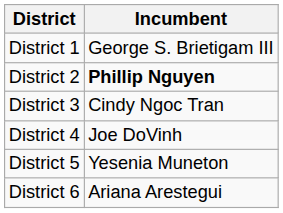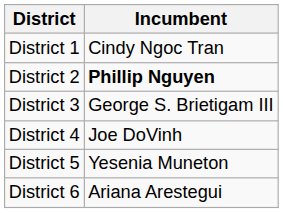(181, 47) George S. Brietigam III -> (156, 47) Cindy Ngoc Tran
(156, 105) Cindy Ngoc Tran -> (181, 105) George S. Brietigam III
